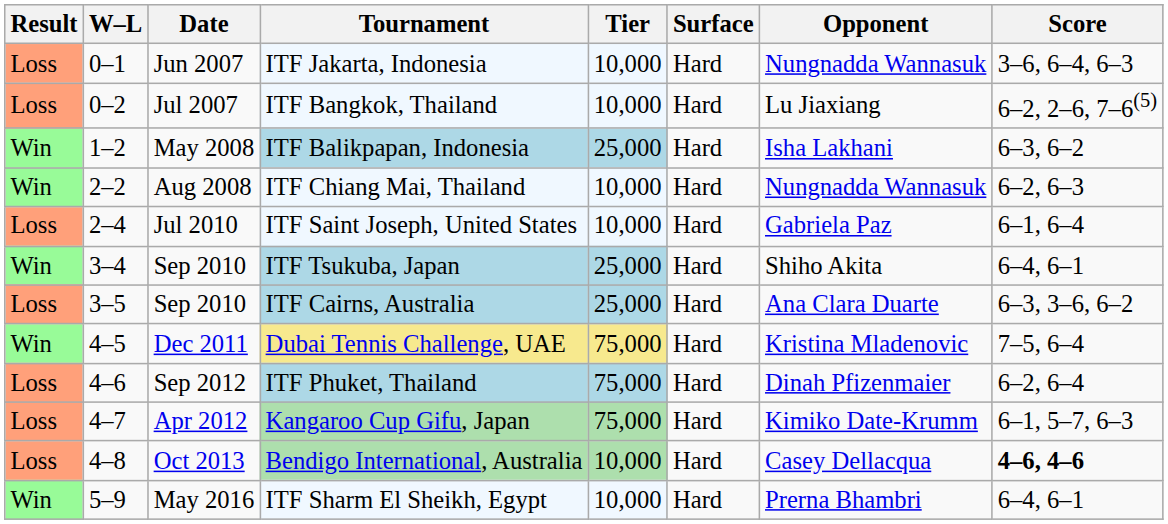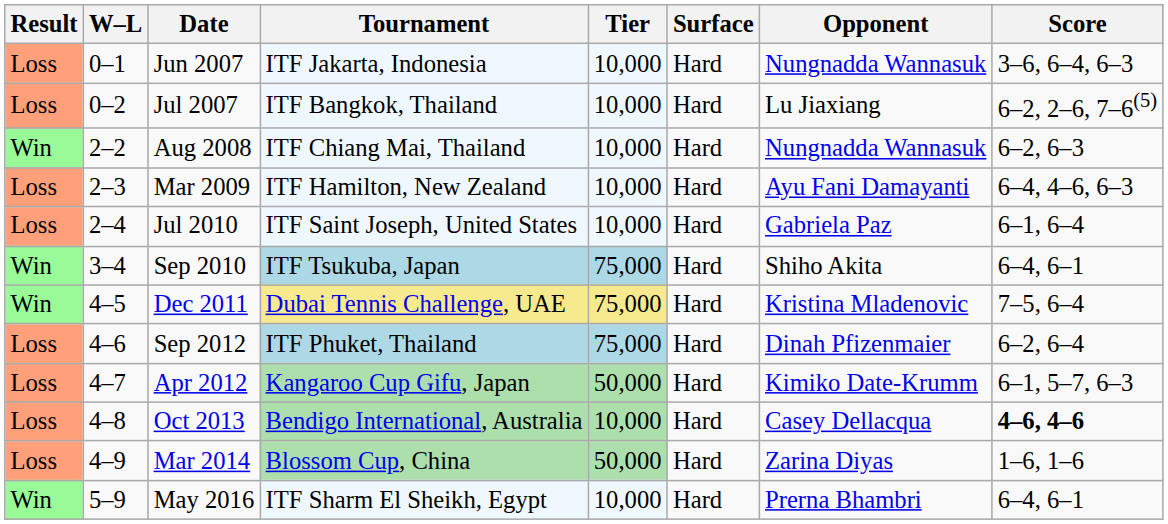- row: (397, 147)
+ row: (406, 187)
(628, 265) 25,000 -> (628, 265) 75,000
- row: (370, 304)
(628, 421) 75,000 -> (628, 382) 50,000
+ row: (368, 460)
